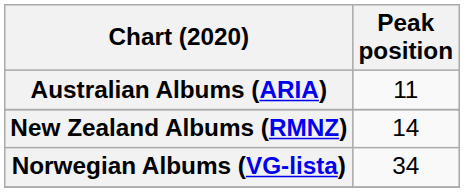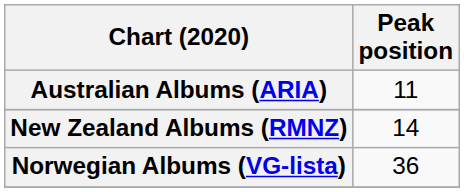(406, 166) 34 -> (406, 166) 36
